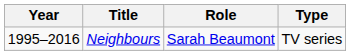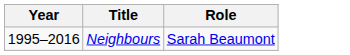- column: (312, 15)
